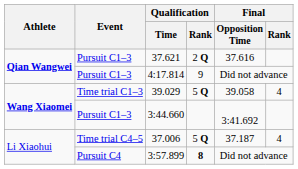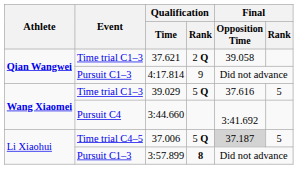(104, 58) Pursuit C1–3 -> (110, 58) Time trial C1–3
(240, 58) 37.616 -> (240, 58) 39.058
(240, 92) 39.058 -> (240, 92) 37.616
(279, 92) 4 -> (279, 92) 5
(104, 115) Pursuit C1–3 -> (99, 115) Pursuit C4
(240, 138) no background -> (240, 138) lightgrey background
(279, 138) 4 -> (279, 138) 5
(99, 155) Pursuit C4 -> (104, 155) Pursuit C1–3
